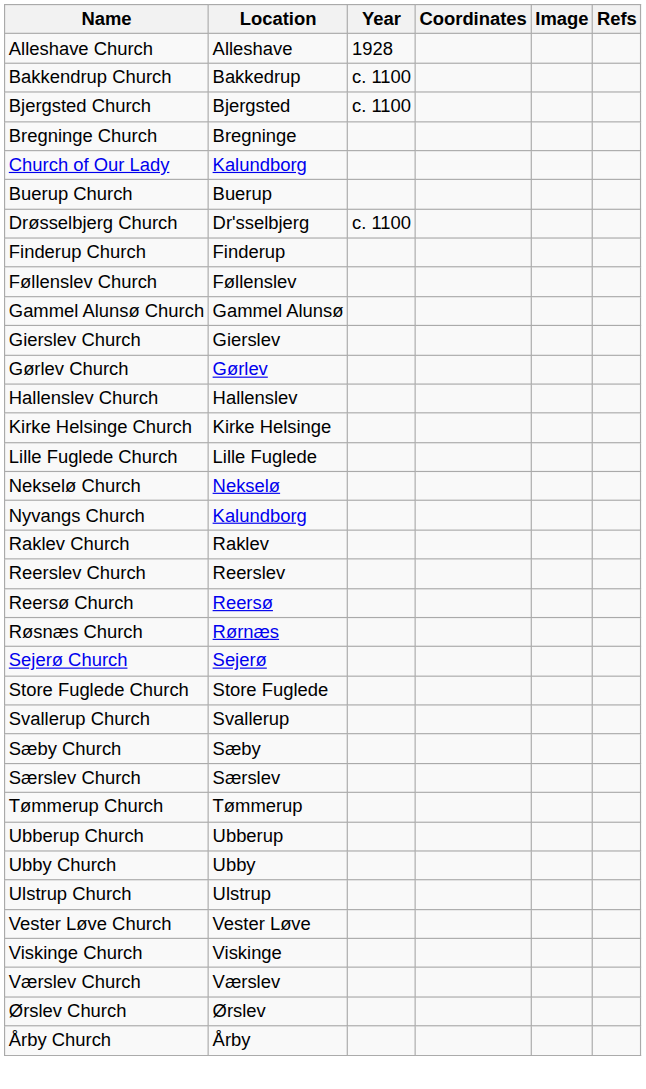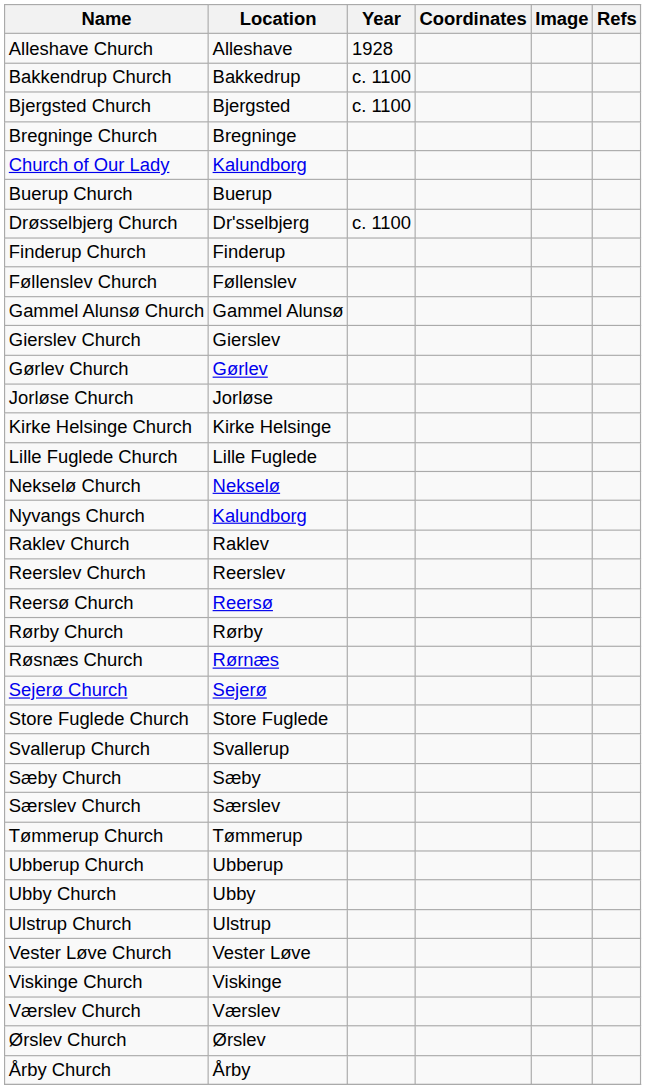- row: (83, 398)
+ row: (71, 398)
+ row: (66, 631)
